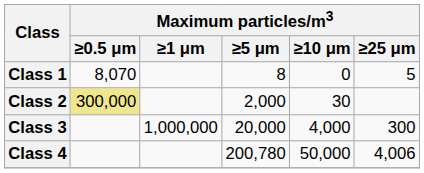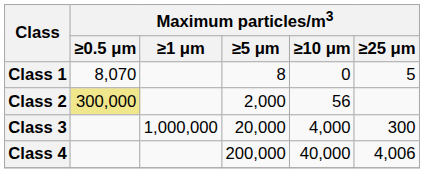(341, 101) 30 -> (341, 101) 56
(256, 154) 200,780 -> (256, 154) 200,000
(325, 154) 50,000 -> (325, 154) 40,000
